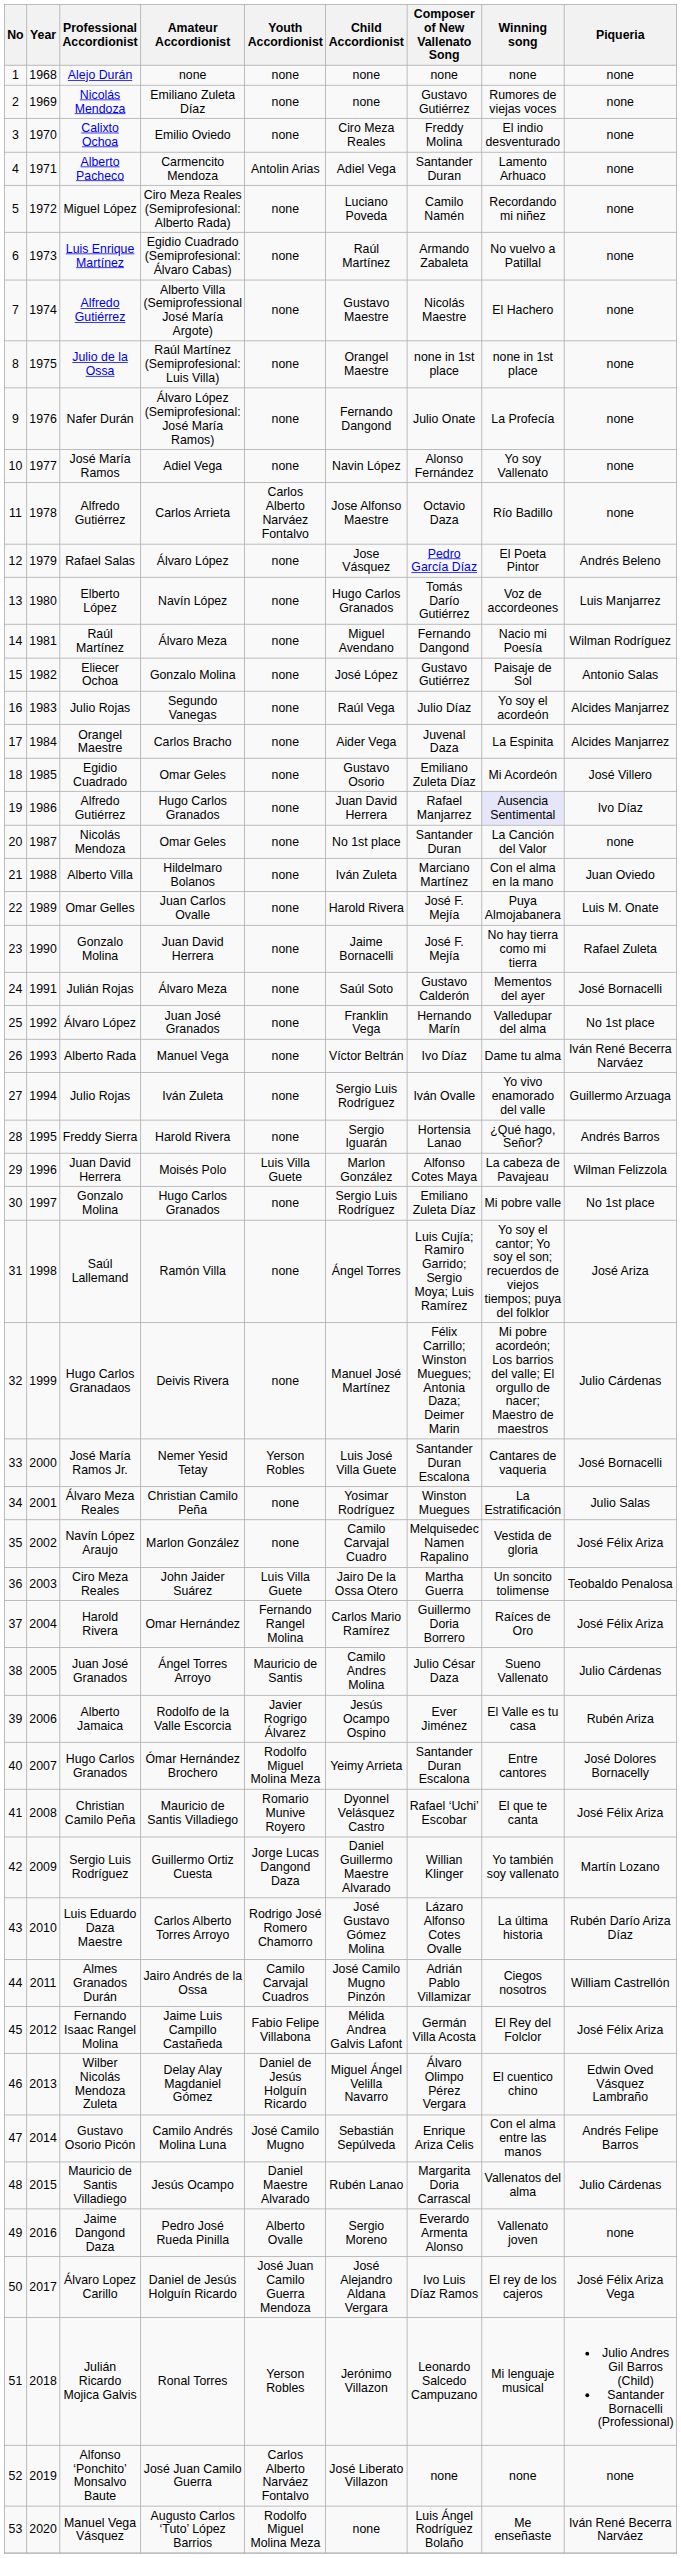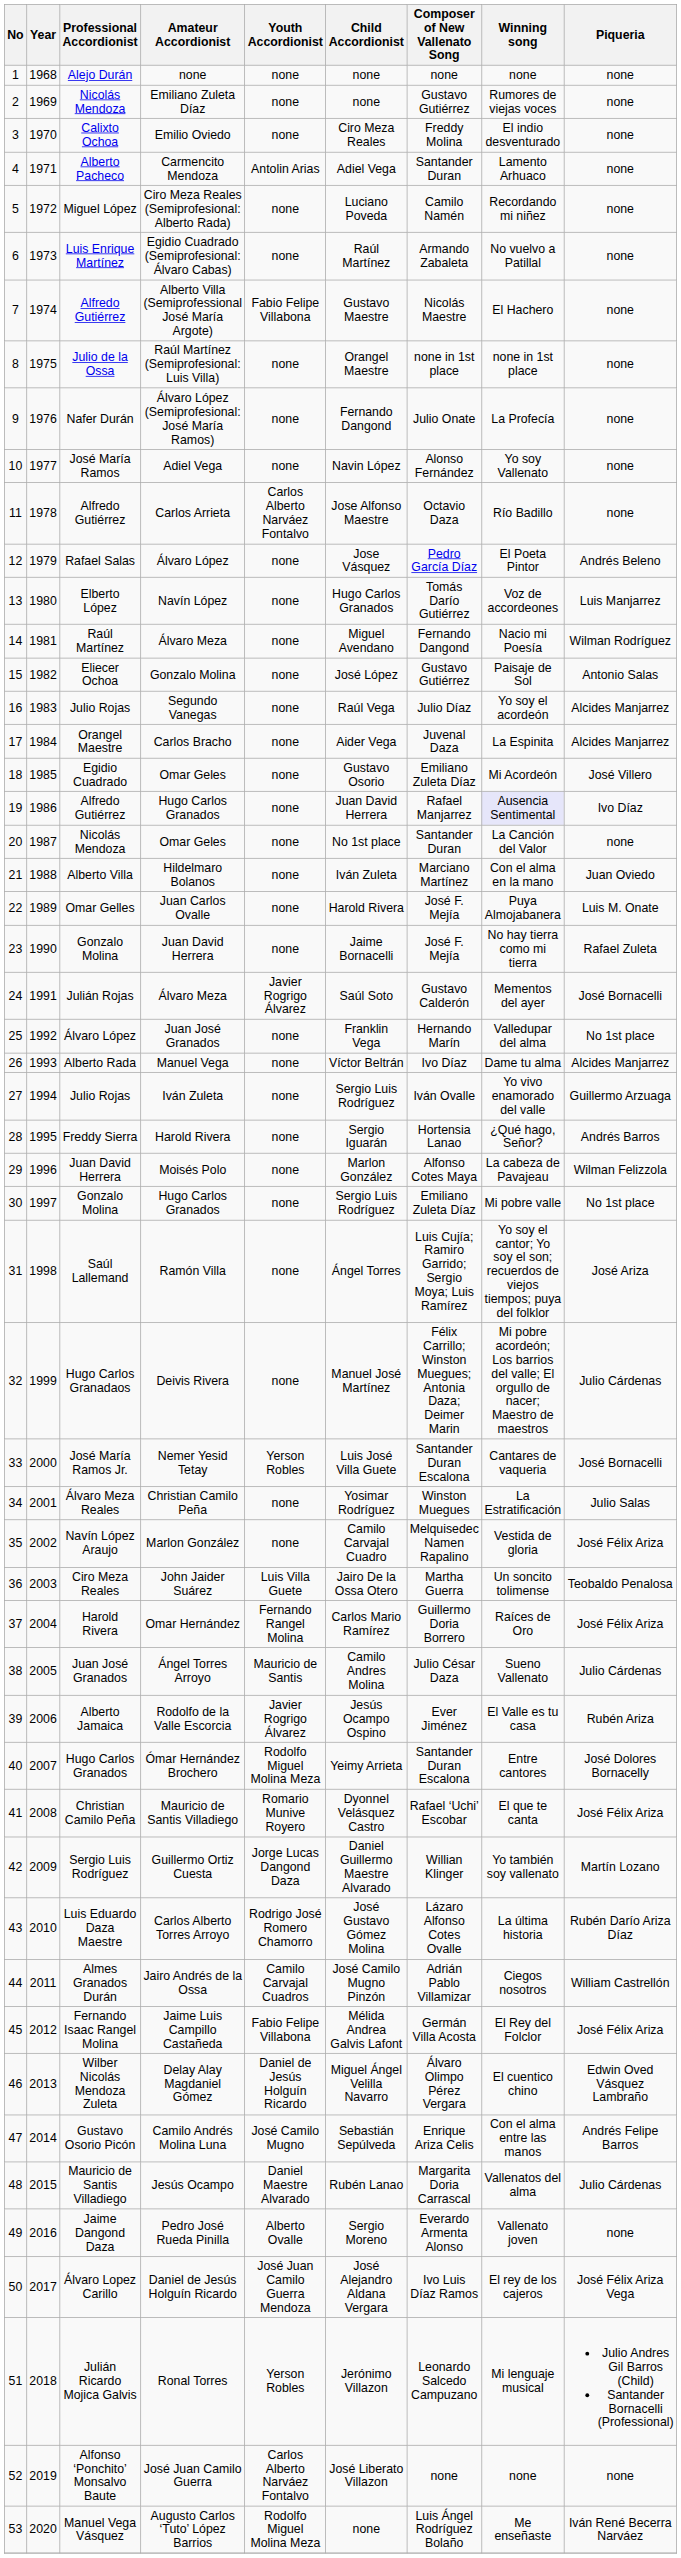(285, 310) none -> (285, 310) Fabio Felipe Villabona
(285, 989) none -> (285, 996) Javier Rogrigo Álvarez
(620, 1055) Iván René Becerra Narváez -> (620, 1062) Alcides Manjarrez
(285, 1169) Luis Villa Guete -> (285, 1169) none
